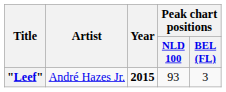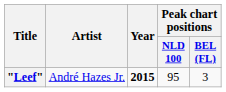(173, 77) 93 -> (173, 77) 95
